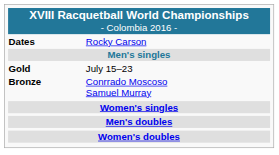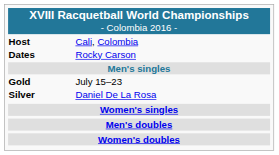+ row: (19, 41)
+ row: (22, 95)
- row: (25, 82)
